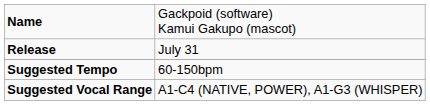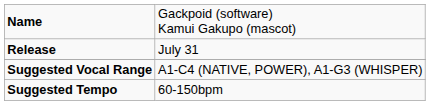rows swapped: (62, 69) <-> (80, 89)
